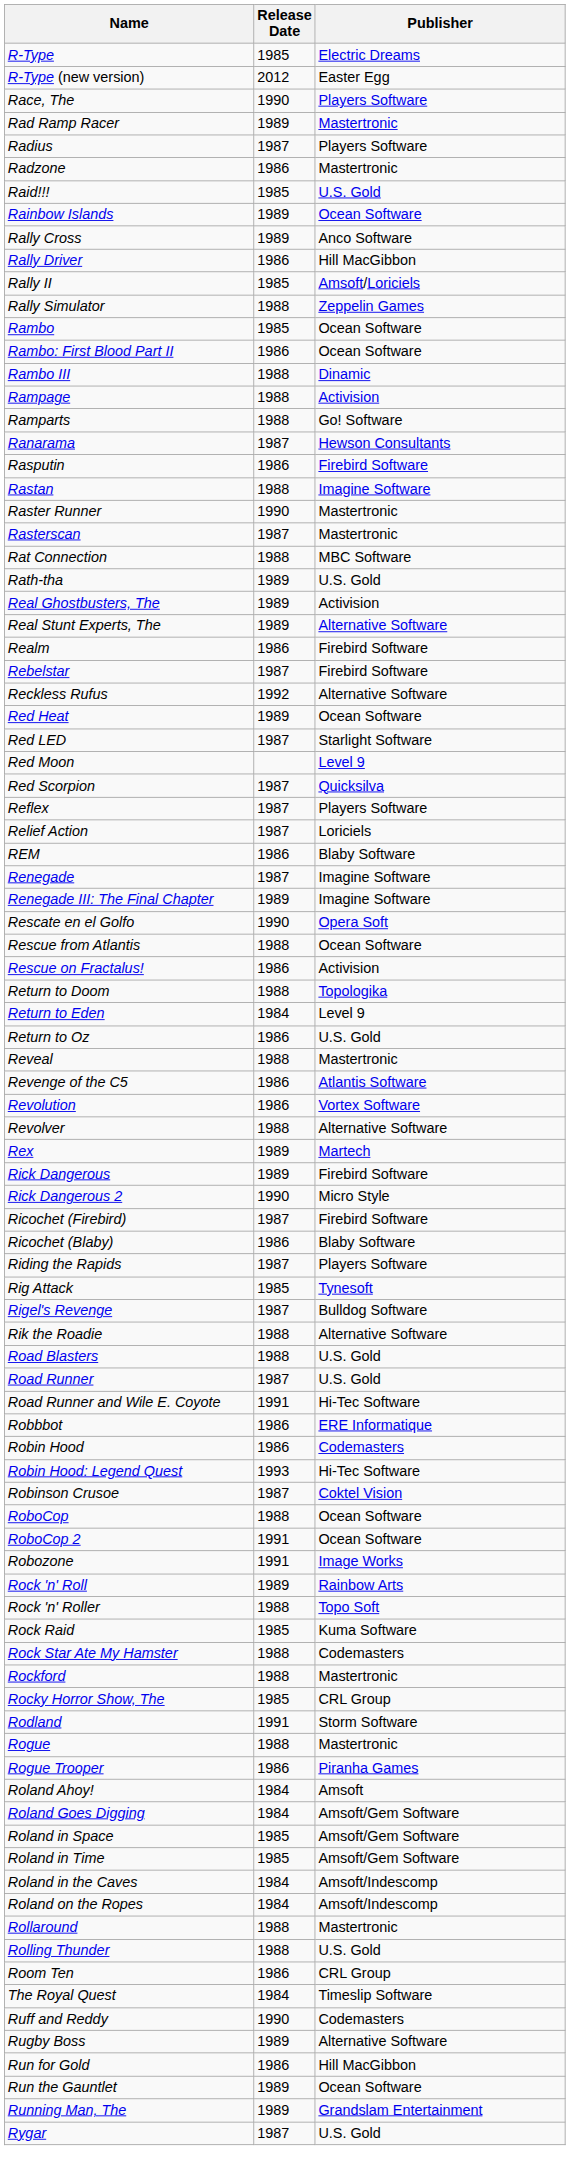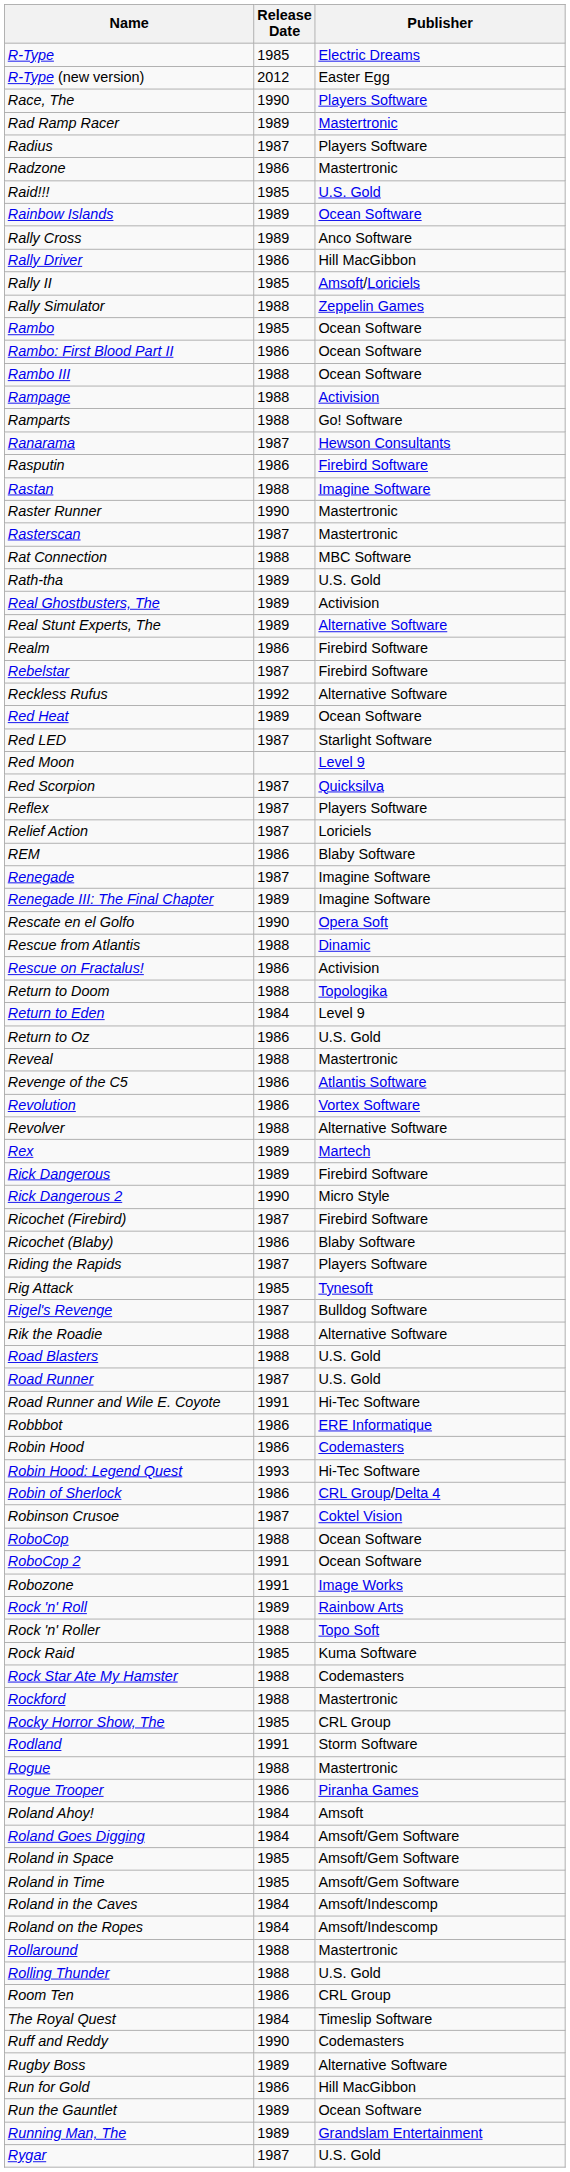(344, 374) Dinamic -> (370, 374) Ocean Software
(370, 945) Ocean Software -> (344, 945) Dinamic
+ row: (65, 1493)
